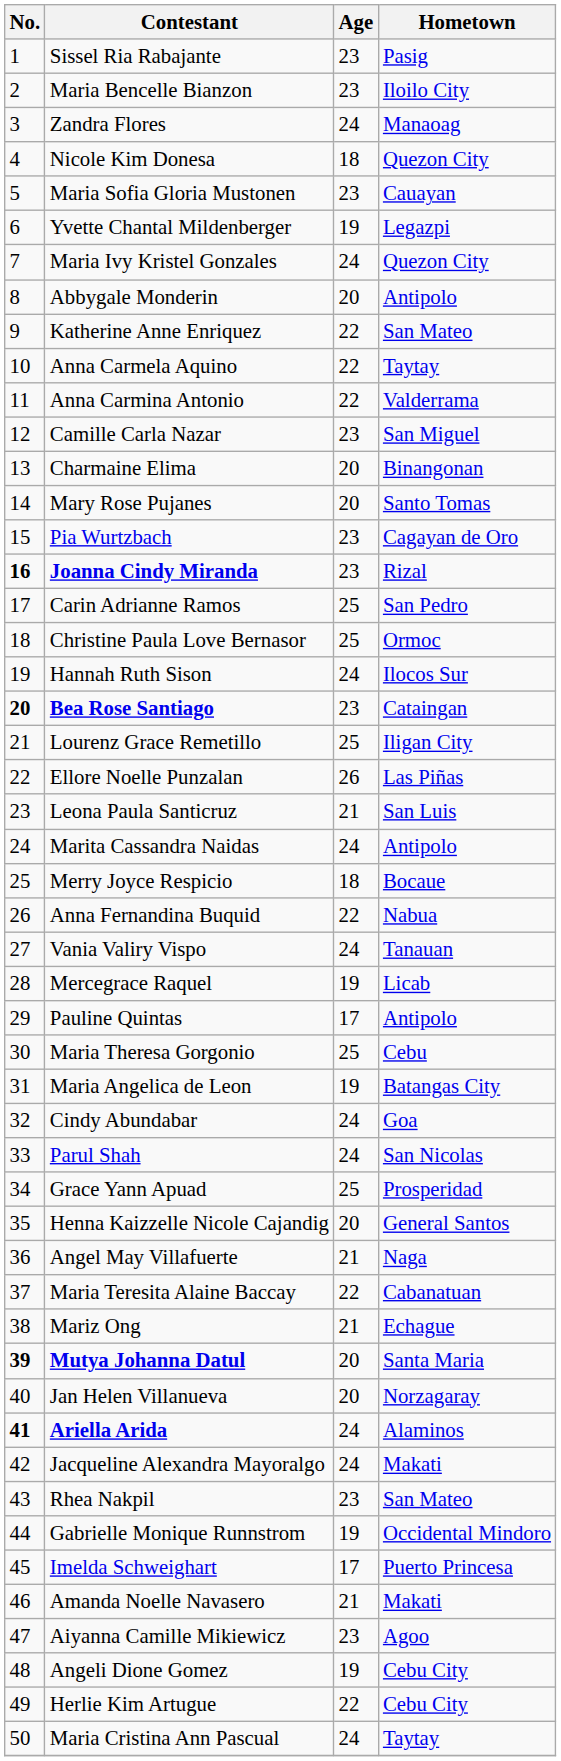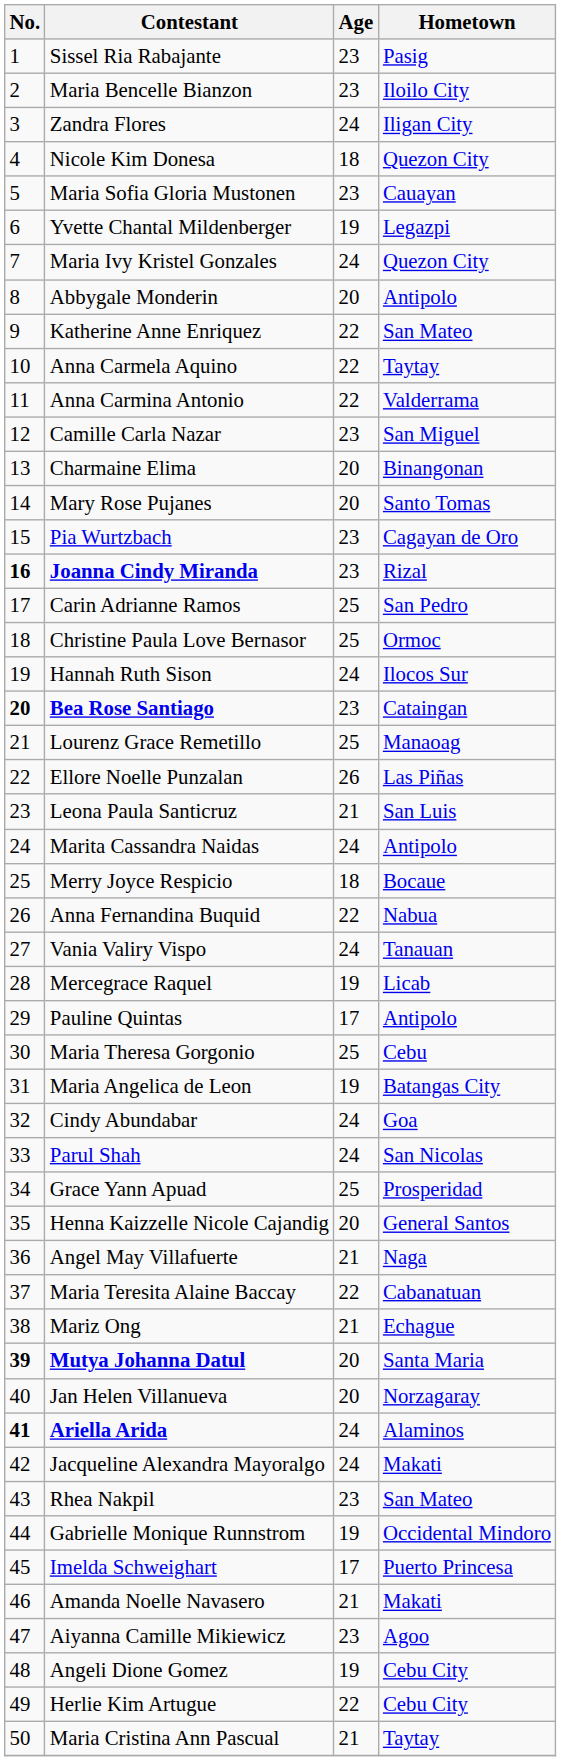(422, 124) Manaoag -> (428, 124) Iligan City
(428, 742) Iligan City -> (422, 742) Manaoag
(349, 1738) 24 -> (349, 1738) 21
